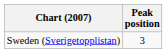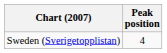(142, 40) 3 -> (142, 40) 4
